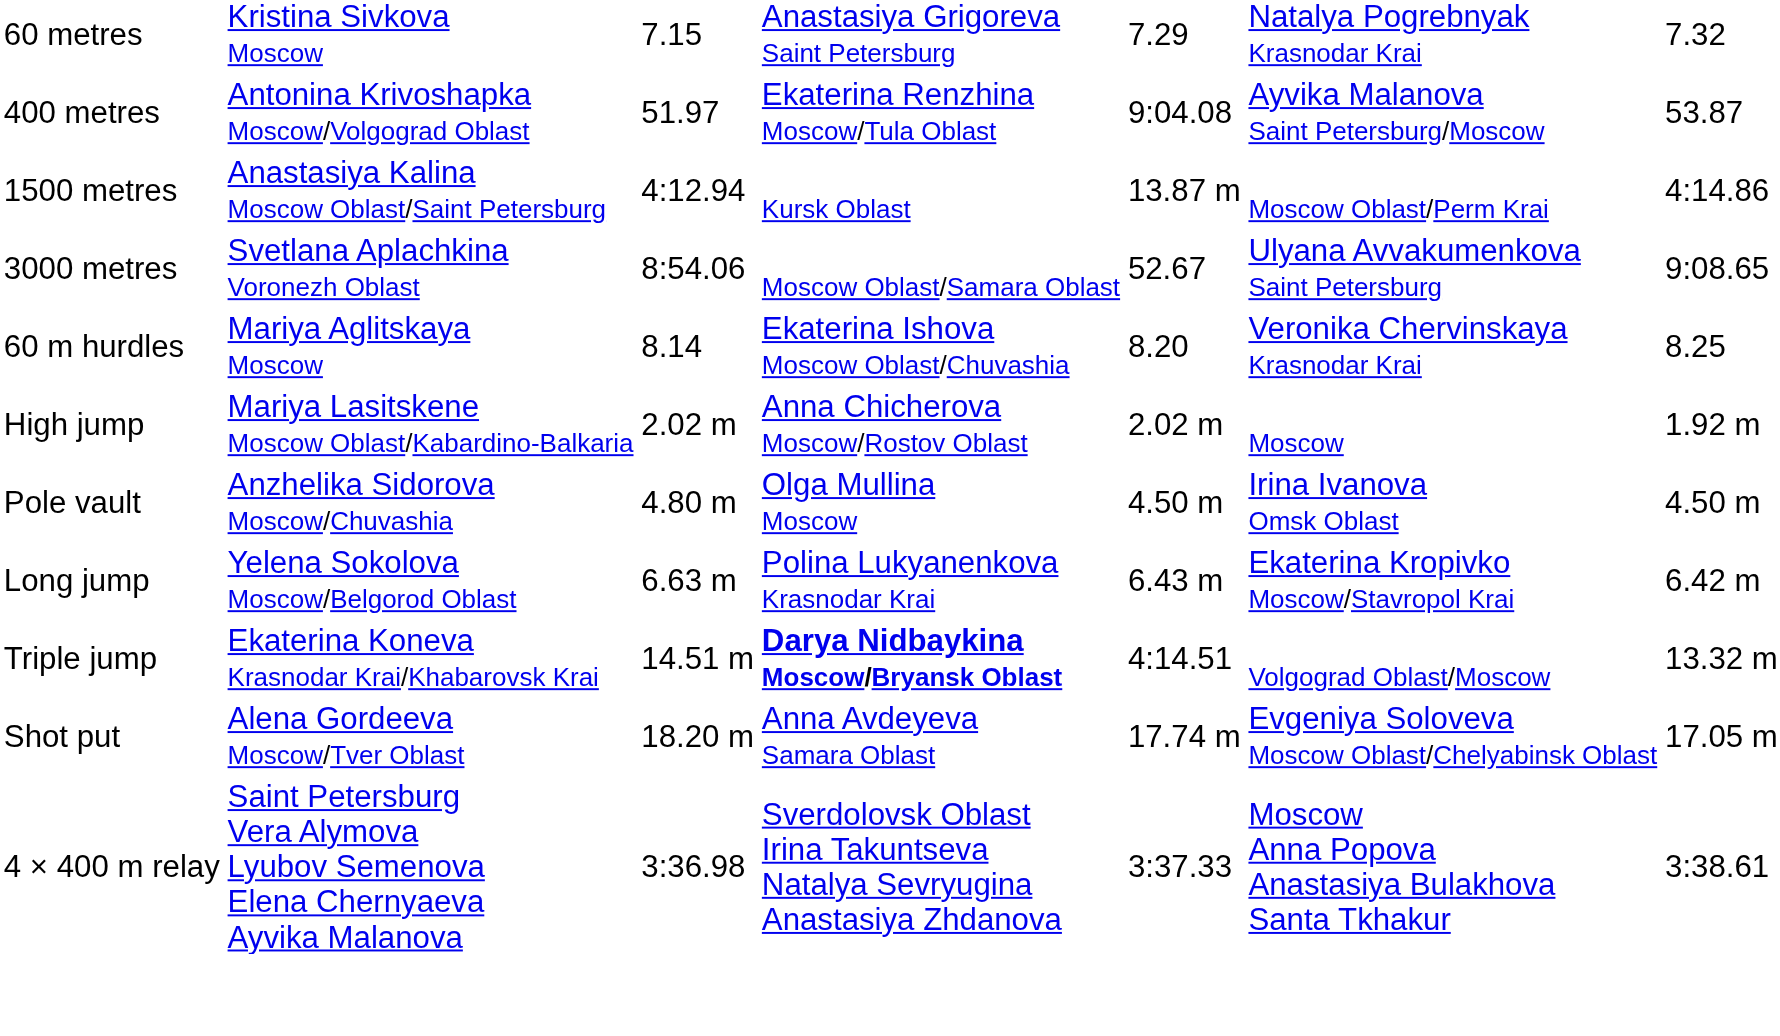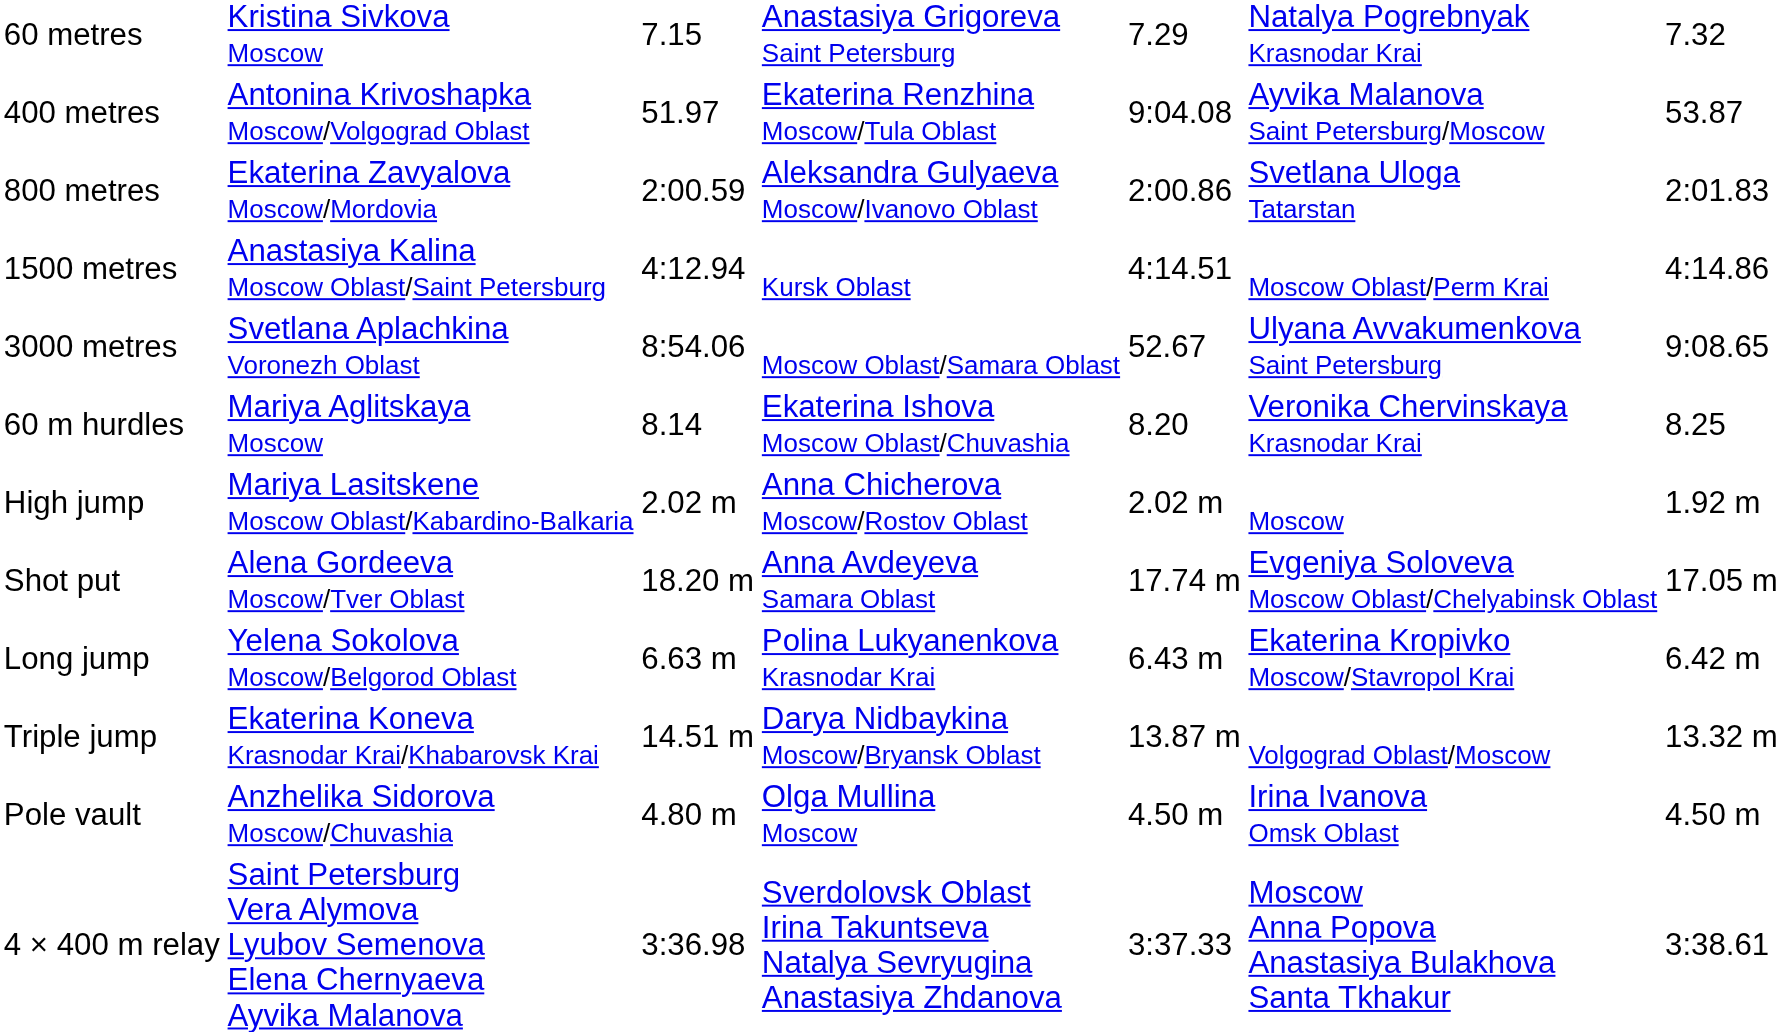+ row: (82, 190)
(1184, 190) 13.87 m -> (1180, 268) 4:14.51
rows swapped: (72, 502) <-> (62, 736)
(912, 658) bold -> (901, 736) normal
(1180, 658) 4:14.51 -> (1184, 736) 13.87 m
